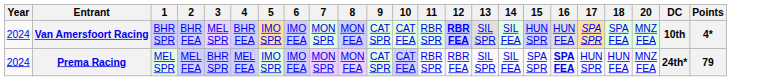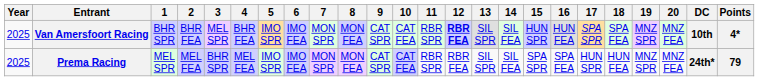+ column: (646, 12)
(18, 34) 2024 -> (18, 34) 2025
(18, 62) 2024 -> (18, 62) 2025
(564, 62) bold -> (564, 62) normal
